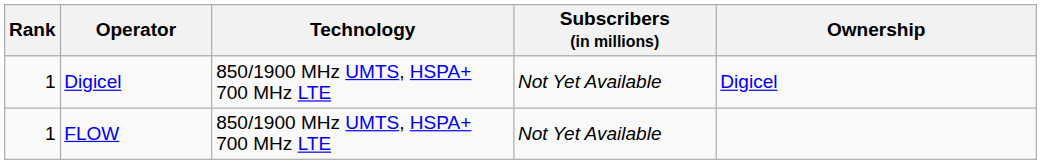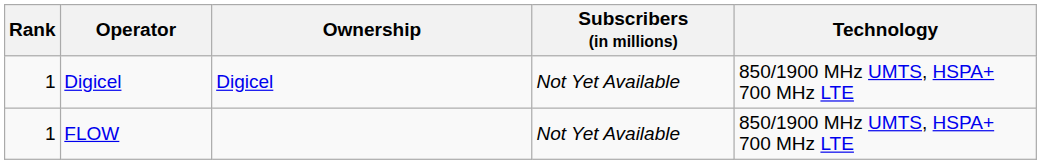columns swapped: (363, 30) <-> (876, 30)
